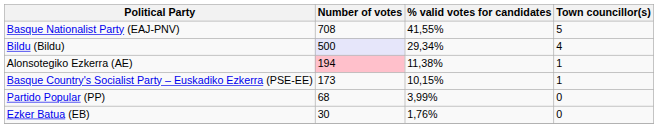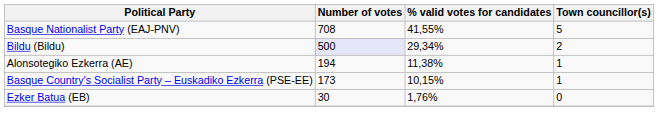(559, 47) 4 -> (559, 47) 2
(327, 64) pink background -> (327, 64) no background
- row: (56, 98)
